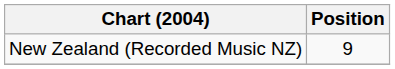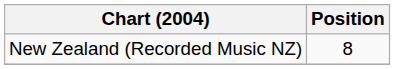(348, 49) 9 -> (348, 49) 8
